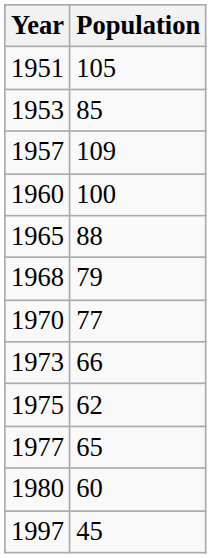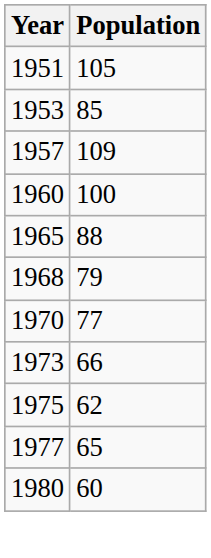- row: (38, 531)
